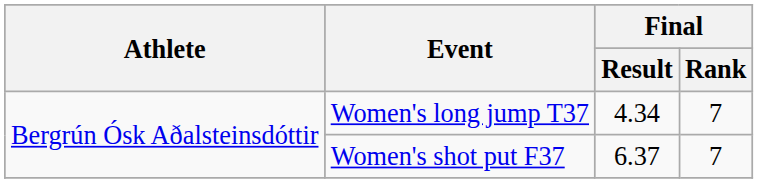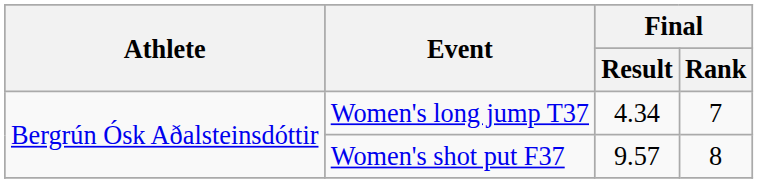(637, 156) 6.37 -> (637, 156) 9.57
(716, 156) 7 -> (716, 156) 8
